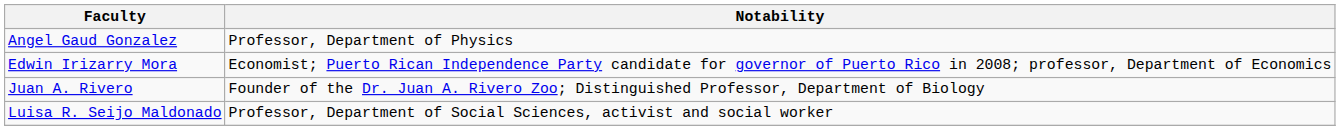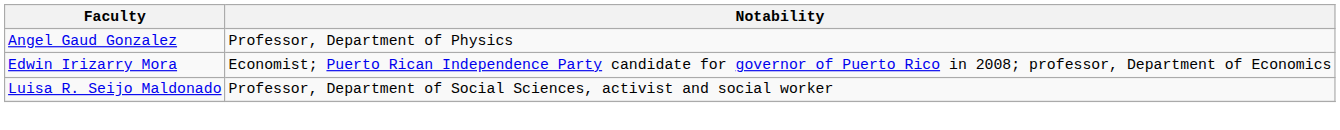- row: (70, 89)
